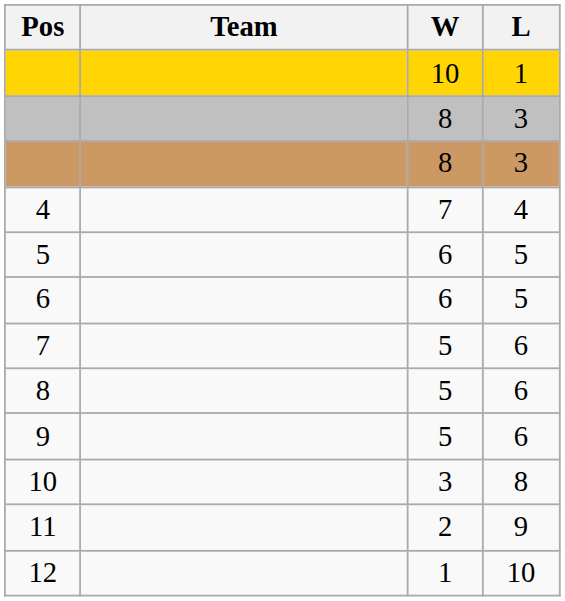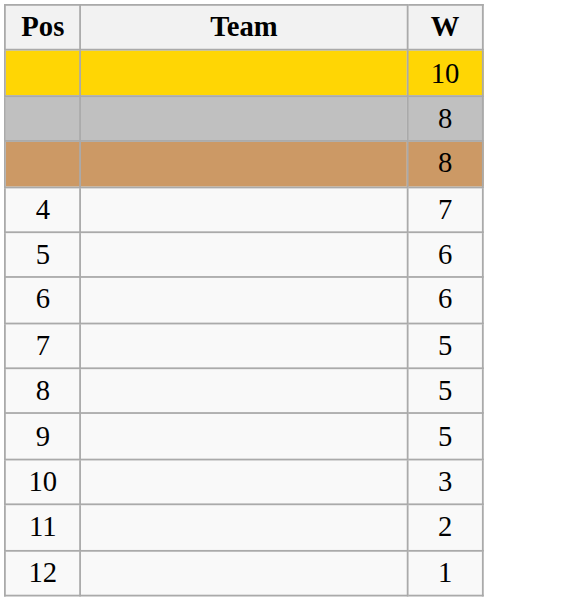- column: (521, 27)
